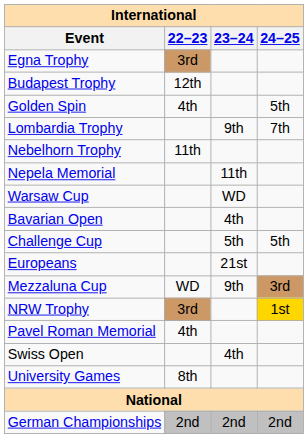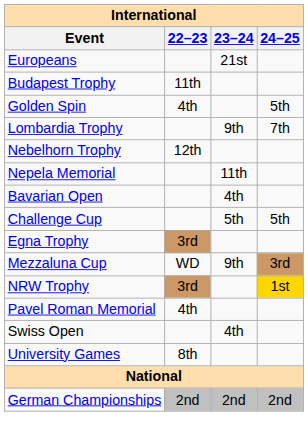rows swapped: (42, 264) <-> (48, 60)
(188, 83) 12th -> (188, 83) 11th
(188, 151) 11th -> (188, 151) 12th
- row: (48, 196)
